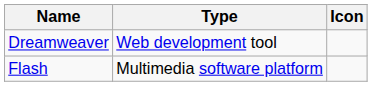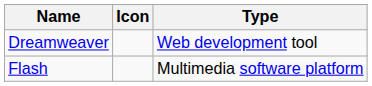columns swapped: (347, 17) <-> (220, 17)
